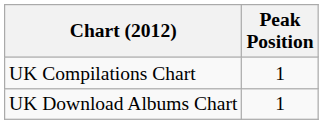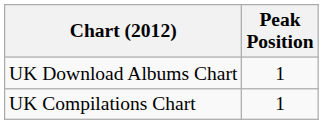rows swapped: (102, 72) <-> (123, 103)
